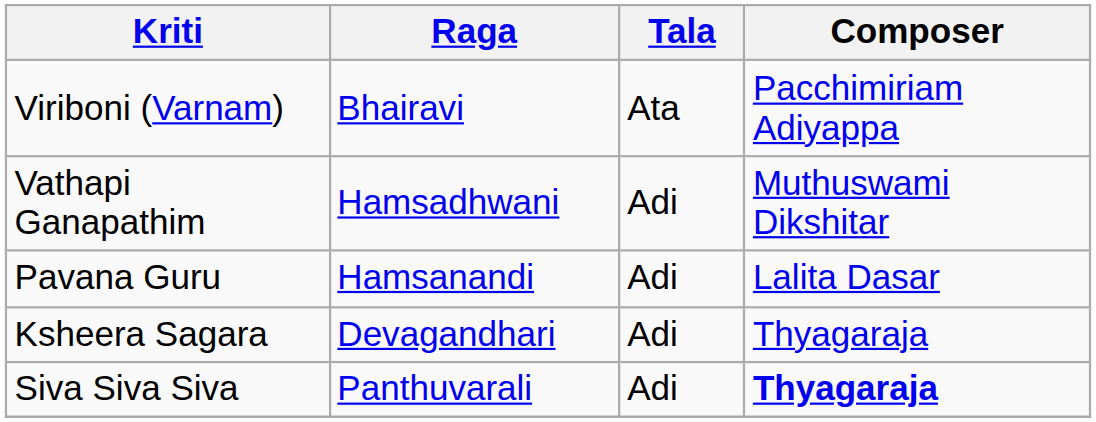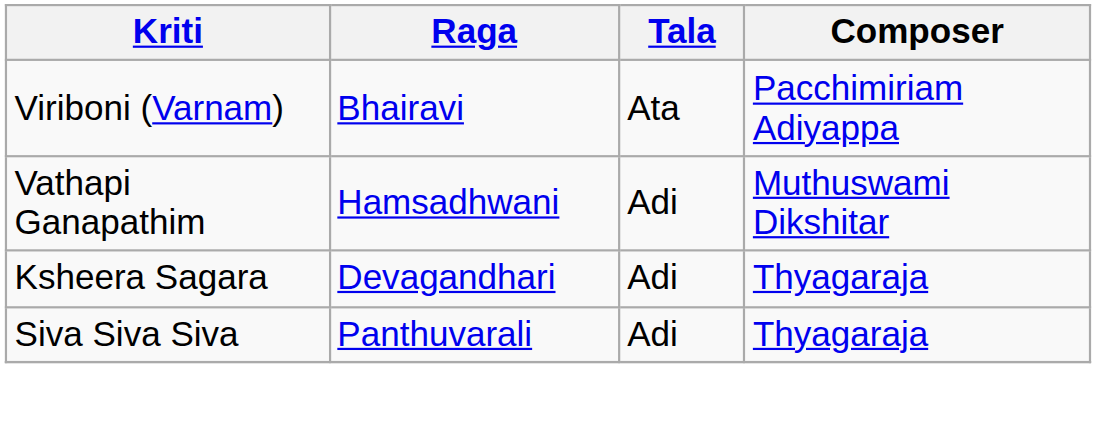- row: (118, 277)
(845, 388) bold -> (841, 333) normal
